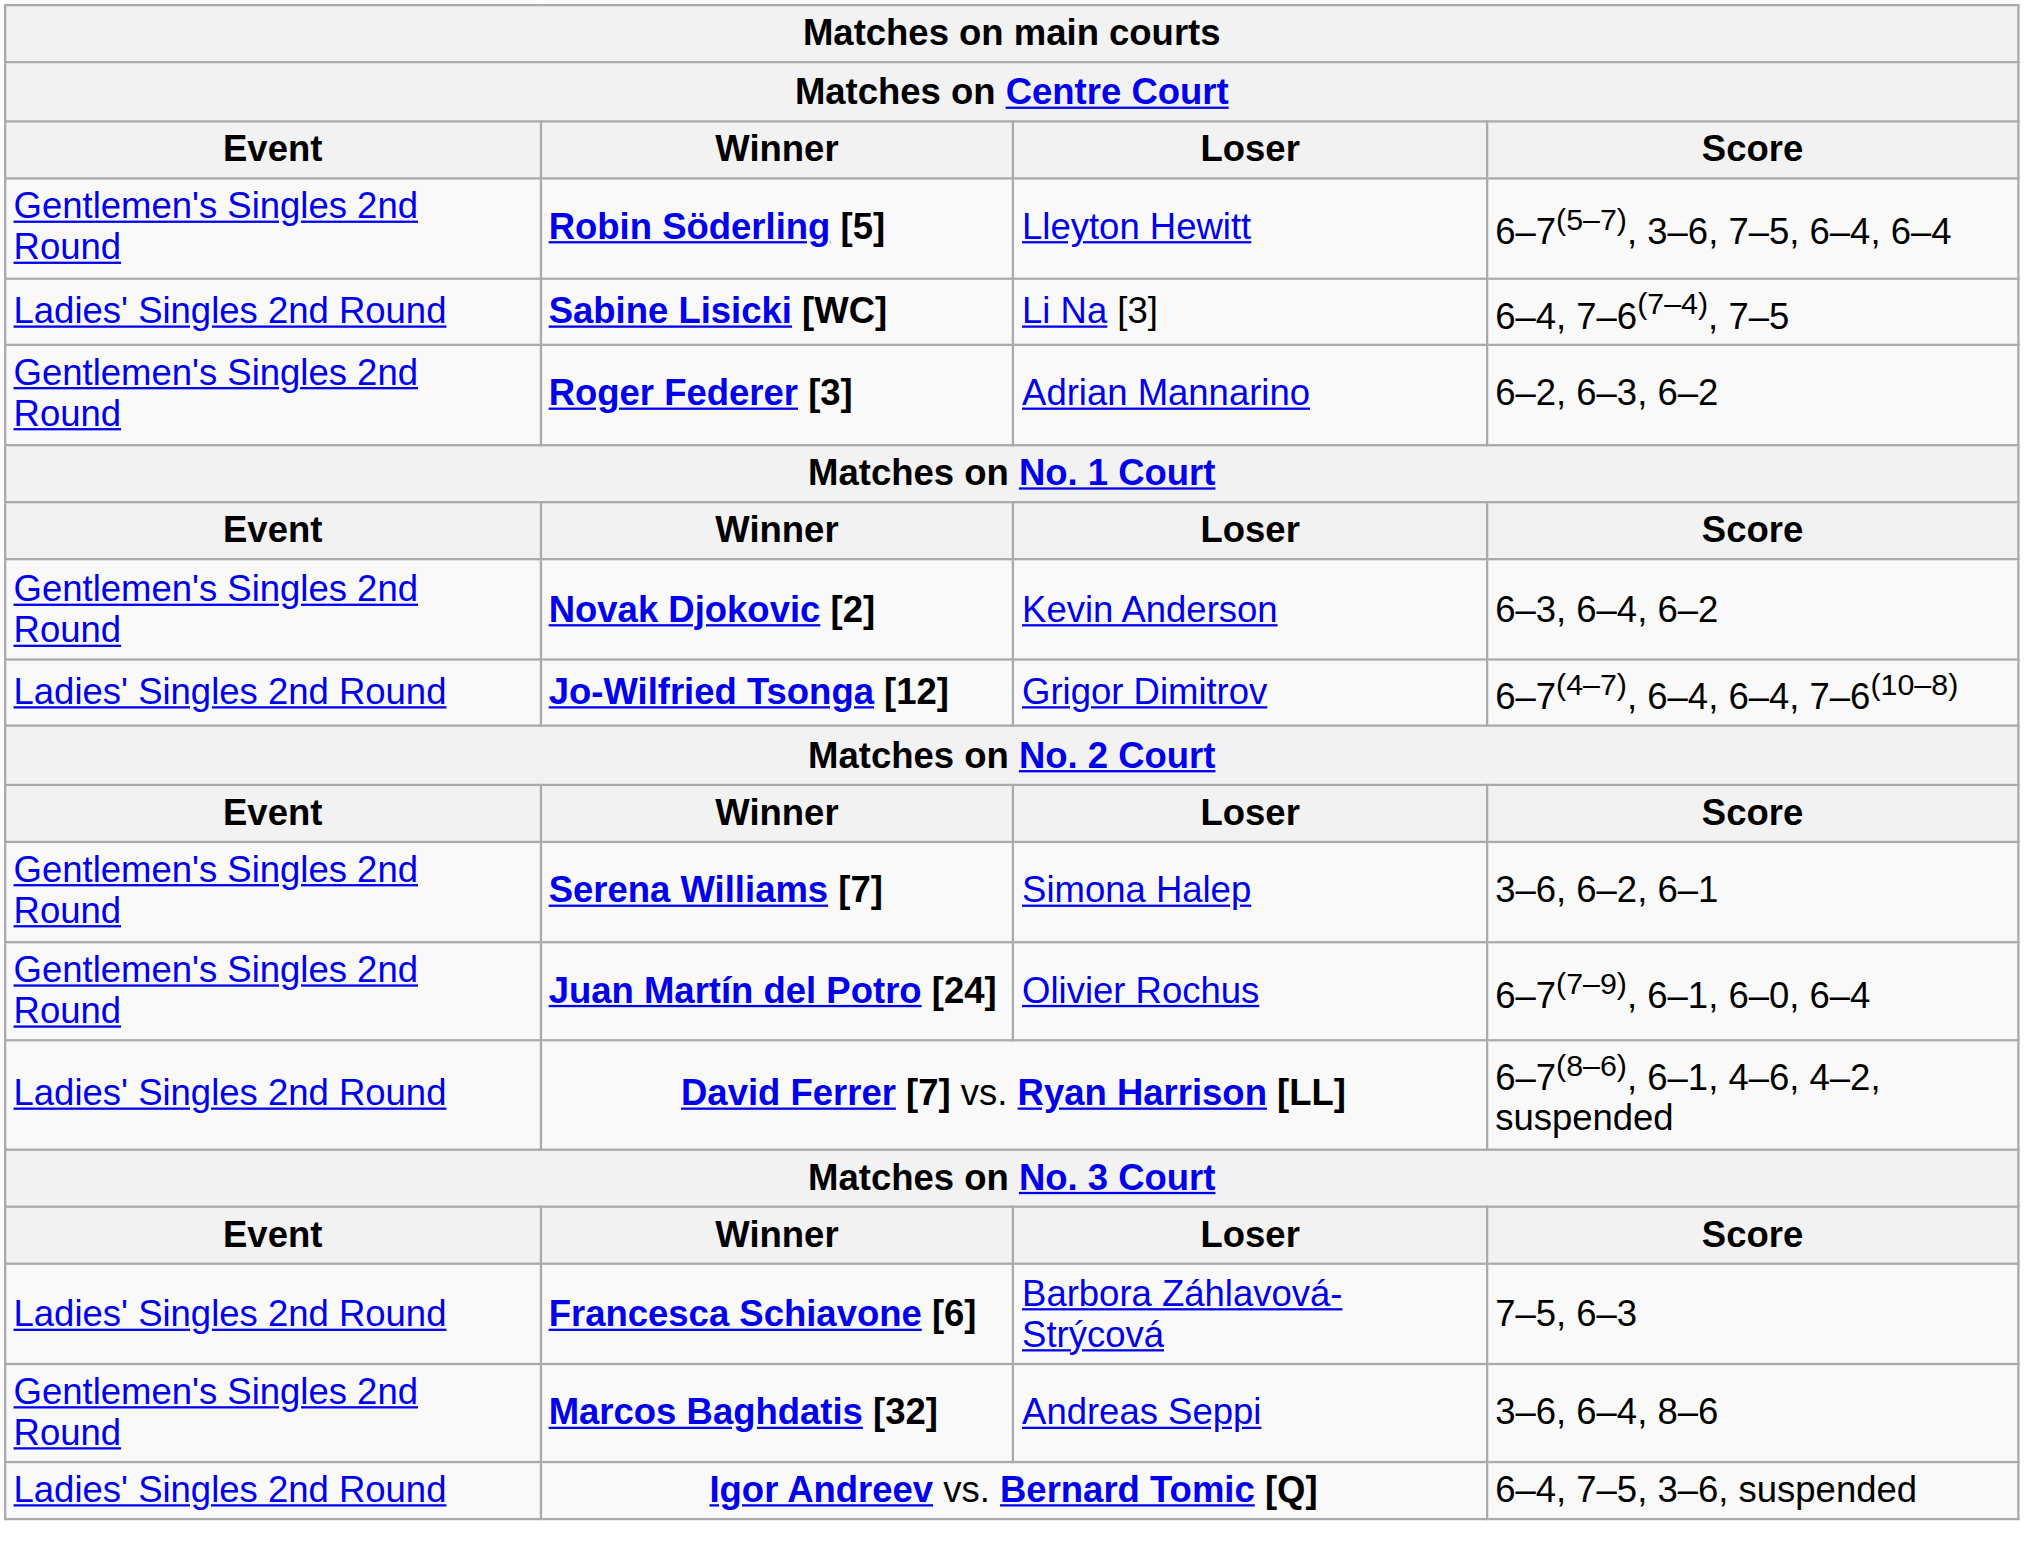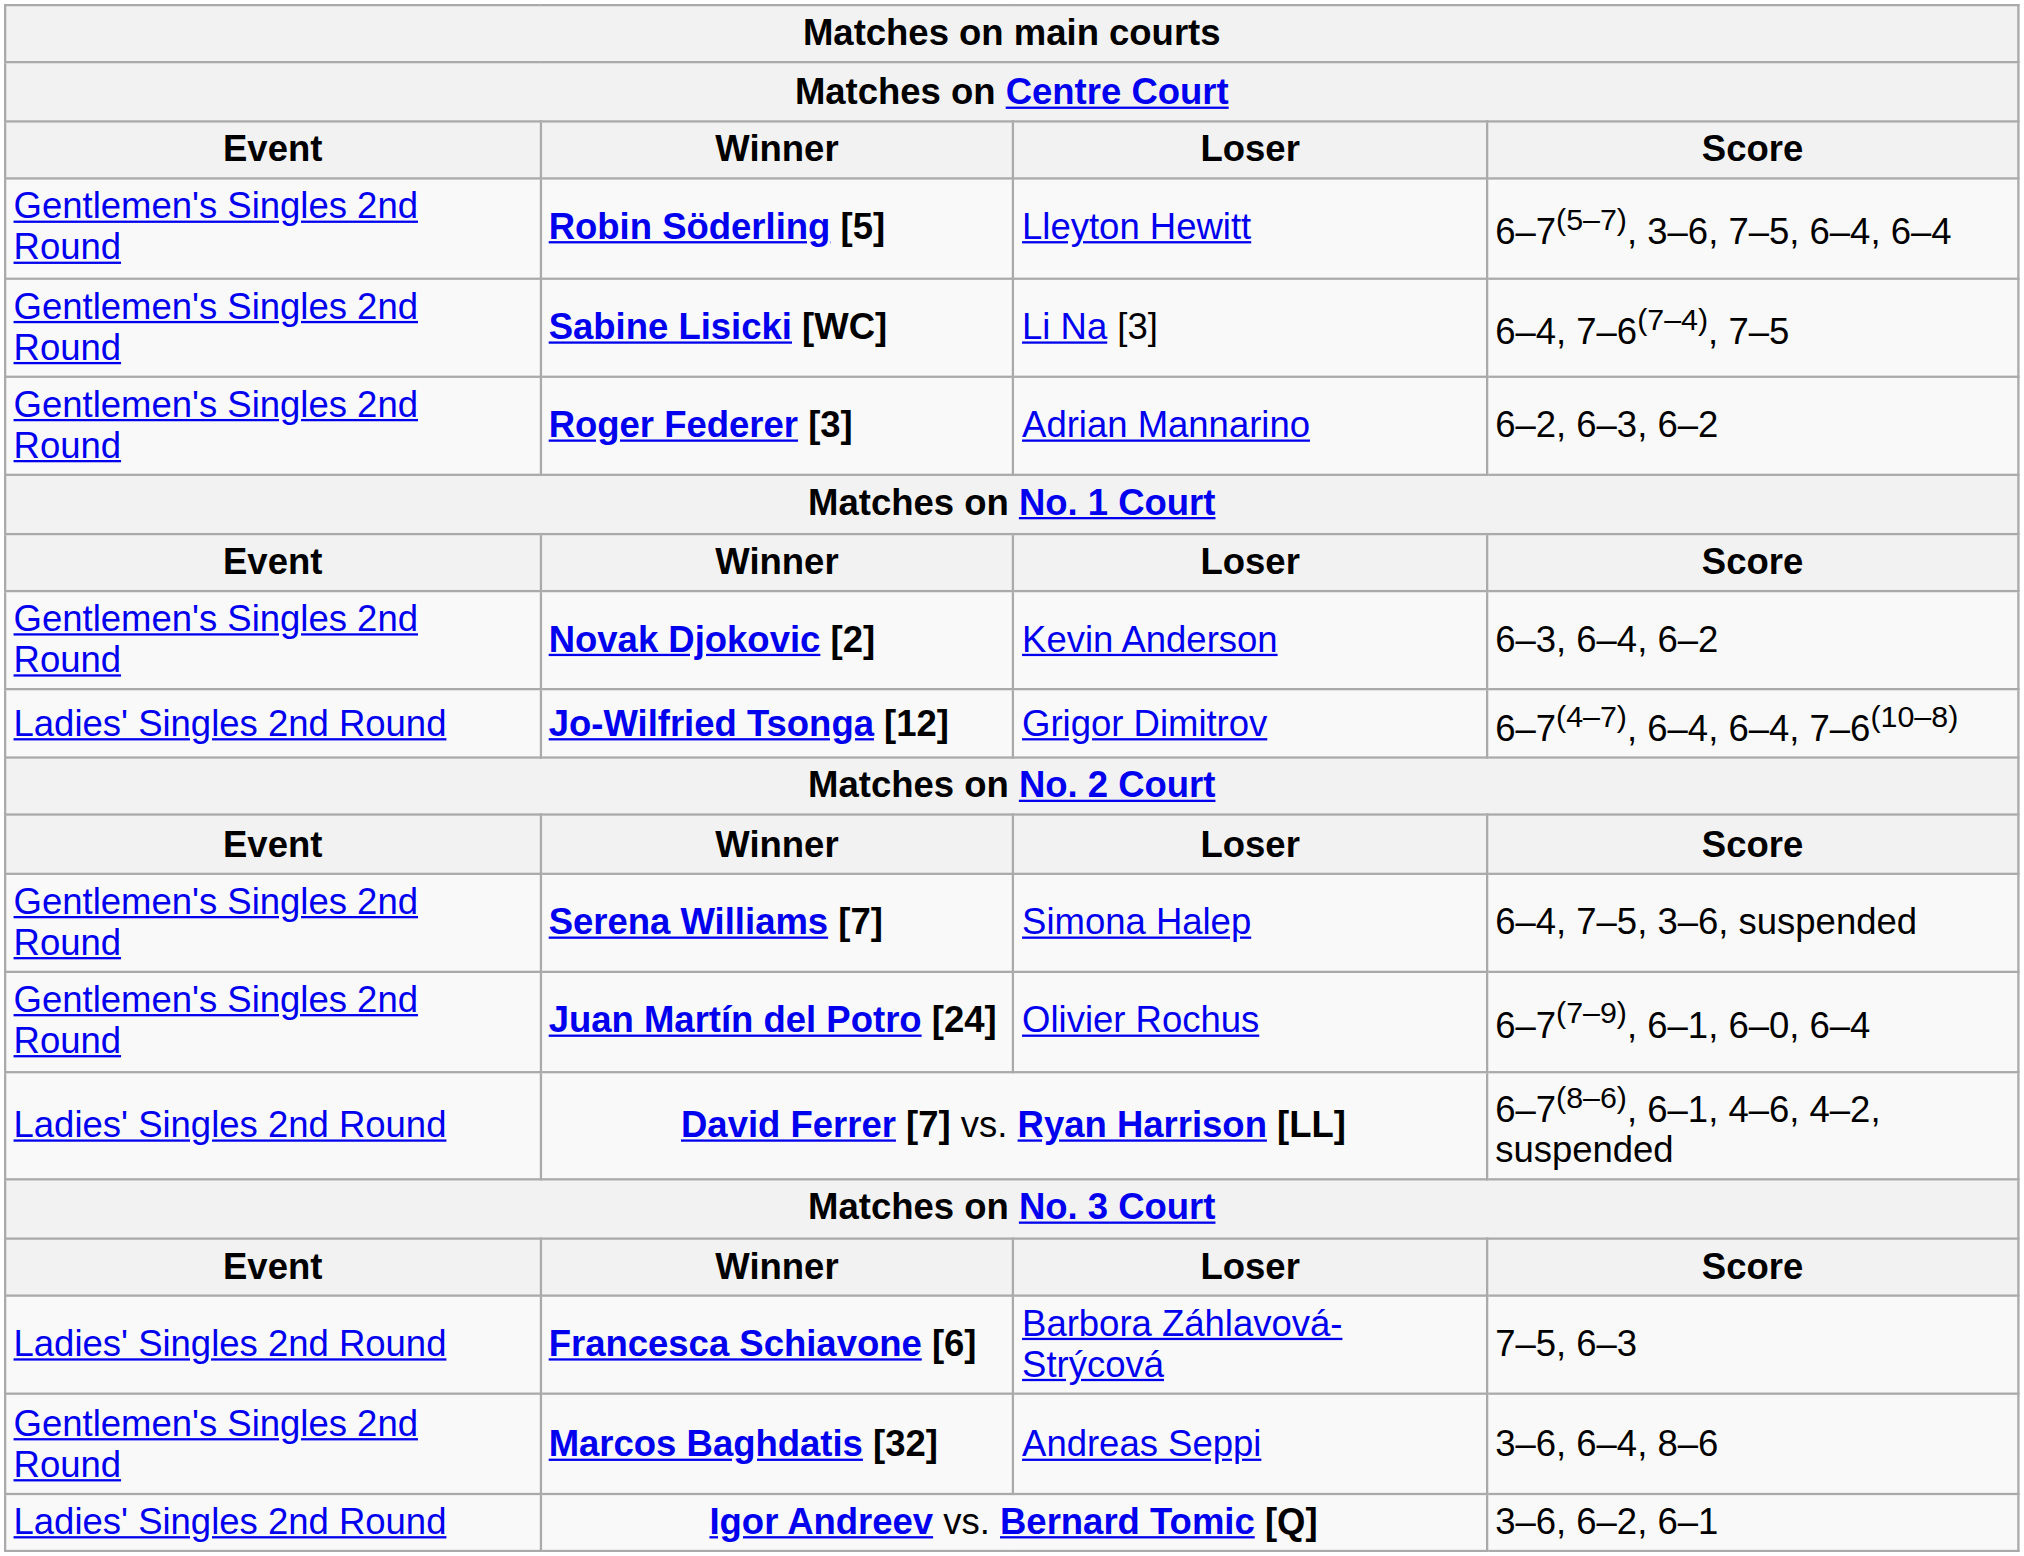(230, 310) Ladies' Singles 2nd Round -> (216, 326) Gentlemen's Singles 2nd Round
(1607, 891) 3–6, 6–2, 6–1 -> (1706, 922) 6–4, 7–5, 3–6, suspended
(1706, 1490) 6–4, 7–5, 3–6, suspended -> (1607, 1521) 3–6, 6–2, 6–1
